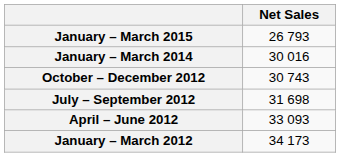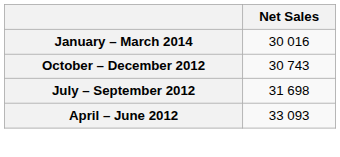- row: (124, 36)
- row: (124, 141)
